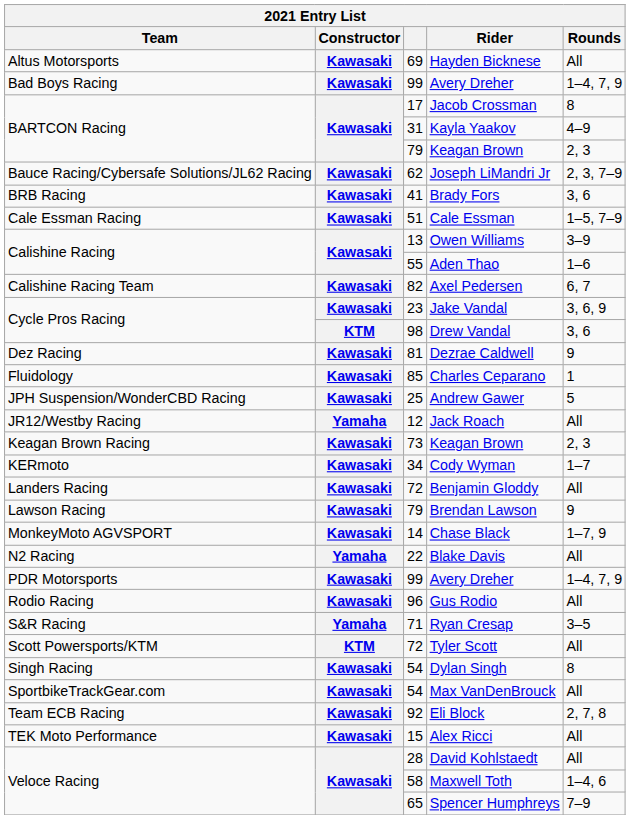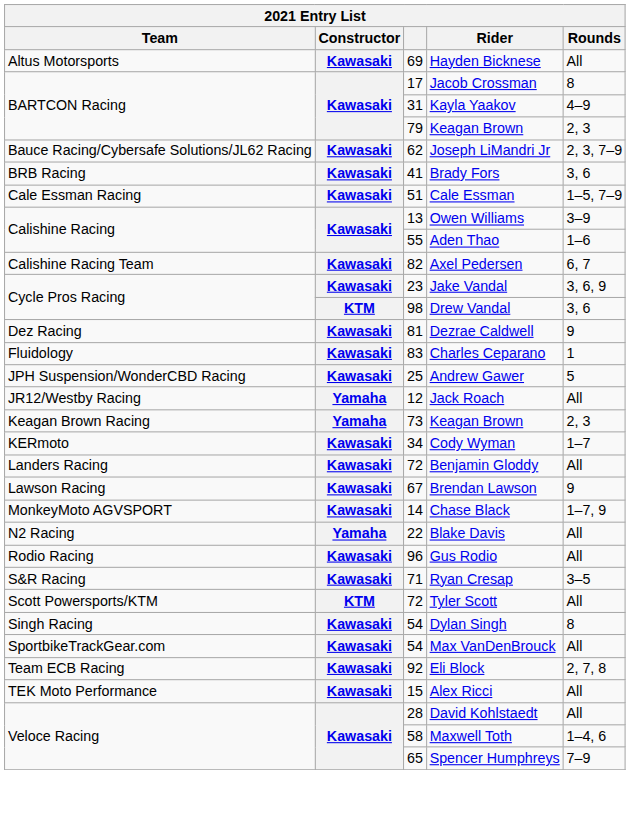- row: (63, 83)
(415, 376) 85 -> (415, 353) 83
(359, 443) Kawasaki -> (359, 421) Yamaha
(415, 511) 79 -> (415, 488) 67
- row: (63, 578)
(359, 623) Yamaha -> (359, 578) Kawasaki
